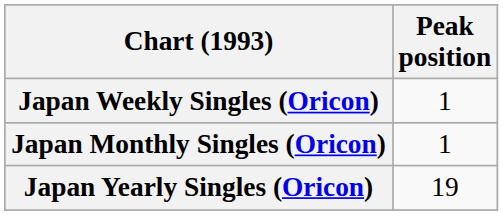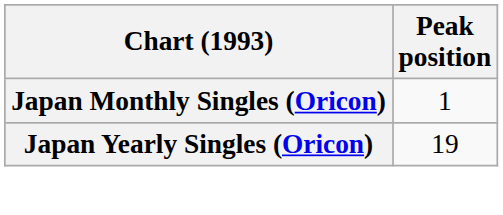- row: (199, 100)
